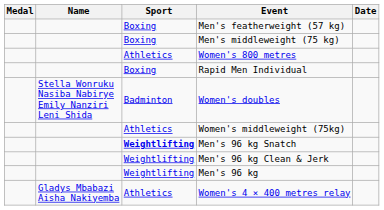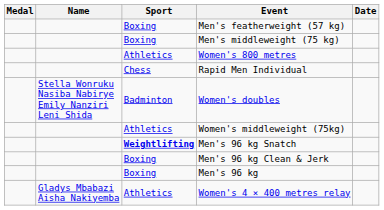(140, 70) Boxing -> (137, 70) Chess
(159, 159) Weightlifting -> (140, 159) Boxing
(159, 174) Weightlifting -> (140, 174) Boxing
